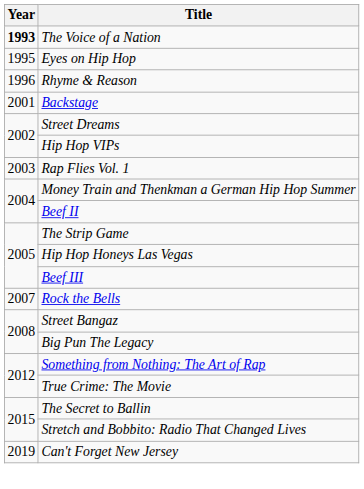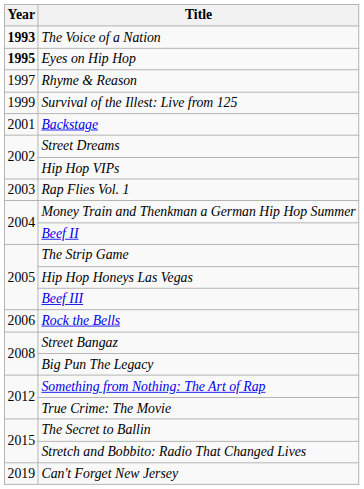(21, 59) normal -> (21, 59) bold
(21, 80) 1996 -> (21, 80) 1997
+ row: (139, 102)
(21, 299) 2007 -> (21, 320) 2006
